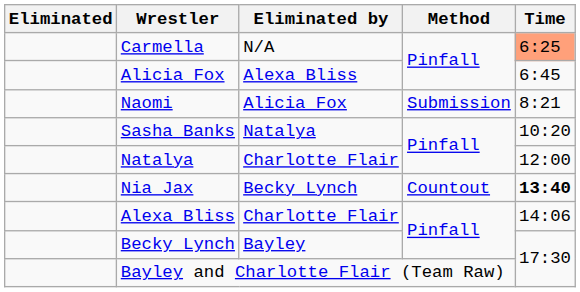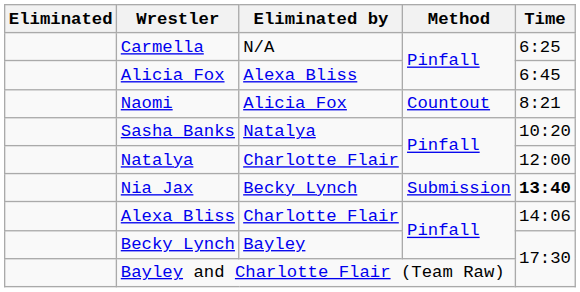(540, 47) lightsalmon background -> (540, 47) no background
(459, 103) Submission -> (449, 103) Countout
(449, 188) Countout -> (459, 188) Submission
